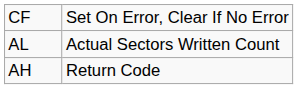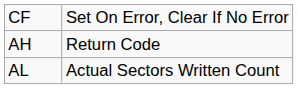rows swapped: (20, 70) <-> (19, 44)
